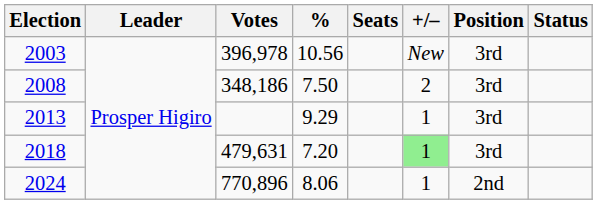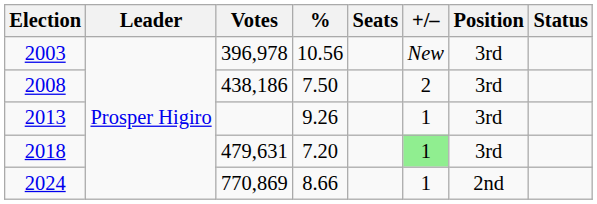(254, 85) 348,186 -> (254, 85) 438,186
(320, 118) 9.29 -> (320, 118) 9.26
(254, 183) 770,896 -> (254, 183) 770,869
(320, 183) 8.06 -> (320, 183) 8.66
